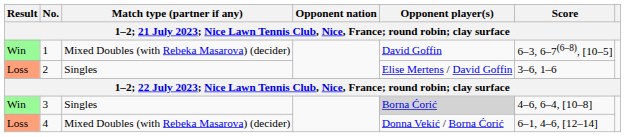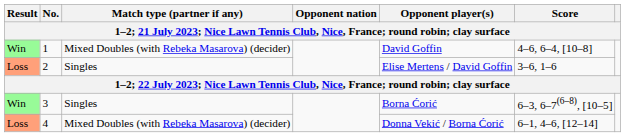(565, 50) 6–3, 6–7(6–8), [10–5] -> (555, 48) 4–6, 6–4, [10–8]
(409, 105) lightgrey background -> (409, 103) no background
(555, 105) 4–6, 6–4, [10–8] -> (565, 103) 6–3, 6–7(6–8), [10–5]
